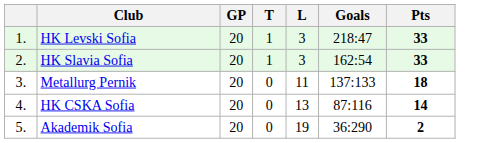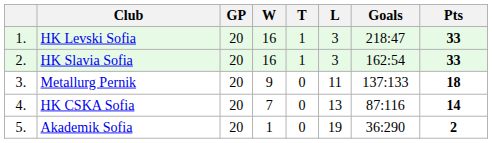+ column: (269, 15)
